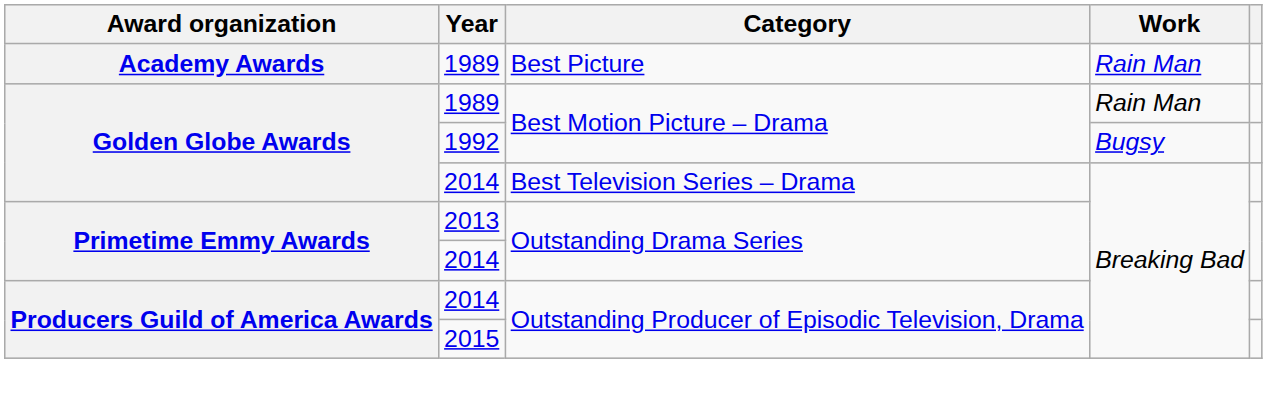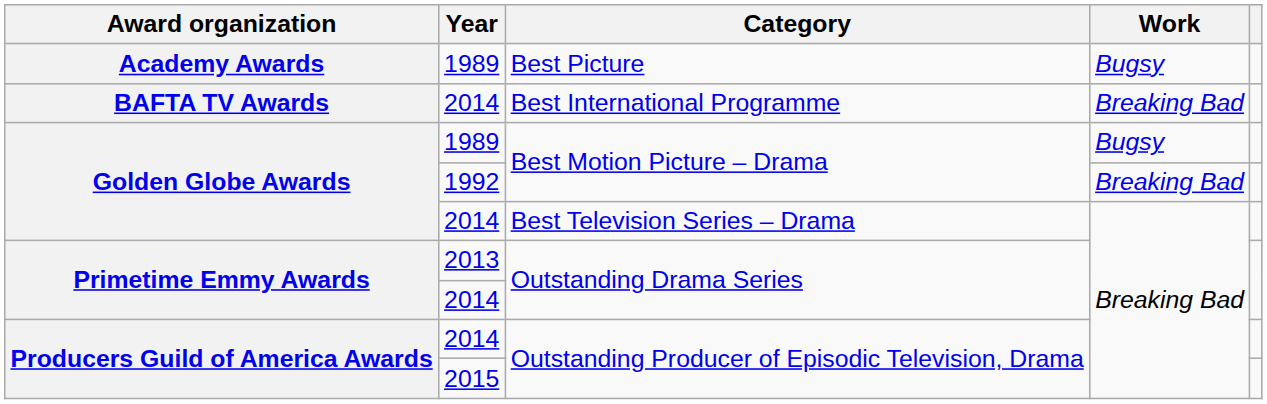(1148, 63) Rain Man -> (1130, 63) Bugsy
+ row: (472, 102)
(1148, 102) Rain Man -> (1130, 142) Bugsy
(1130, 142) Bugsy -> (1170, 181) Breaking Bad
